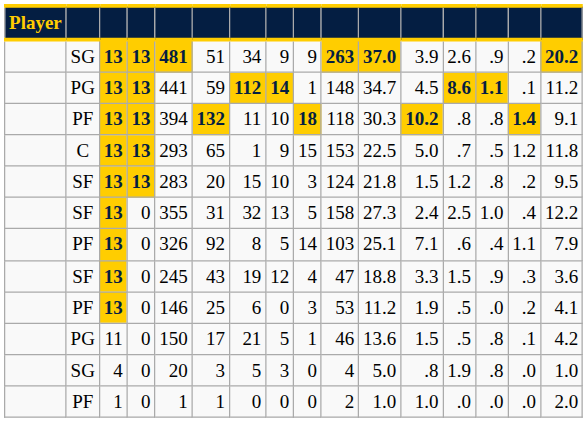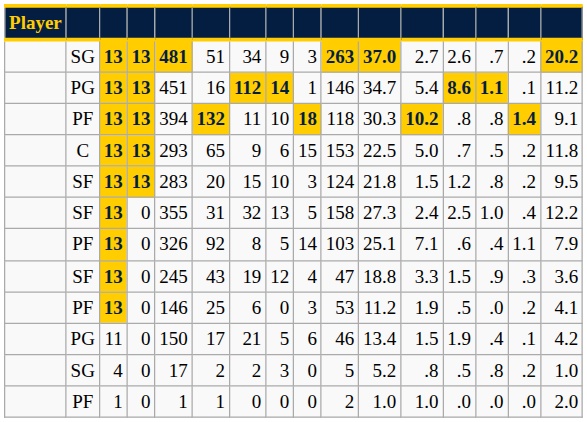(312, 56) 9 -> (312, 56) 3
(427, 56) 3.9 -> (427, 56) 2.7
(496, 56) .9 -> (496, 56) .7
(174, 88) 441 -> (174, 88) 451
(216, 88) 59 -> (216, 88) 16
(340, 88) 148 -> (340, 88) 146
(427, 88) 4.5 -> (427, 88) 5.4
(257, 150) 1 -> (257, 150) 9
(284, 150) 9 -> (284, 150) 6
(524, 150) 1.2 -> (529, 150) .2
(312, 338) 1 -> (312, 338) 6
(380, 338) 13.6 -> (380, 338) 13.4
(464, 338) .5 -> (459, 338) 1.9
(496, 338) .8 -> (496, 338) .4
(178, 369) 20 -> (178, 369) 17
(220, 369) 3 -> (220, 369) 2
(257, 369) 5 -> (257, 369) 2
(350, 369) 4 -> (350, 369) 5
(384, 369) 5.0 -> (384, 369) 5.2
(459, 369) 1.9 -> (464, 369) .5
(529, 369) .0 -> (529, 369) .2
